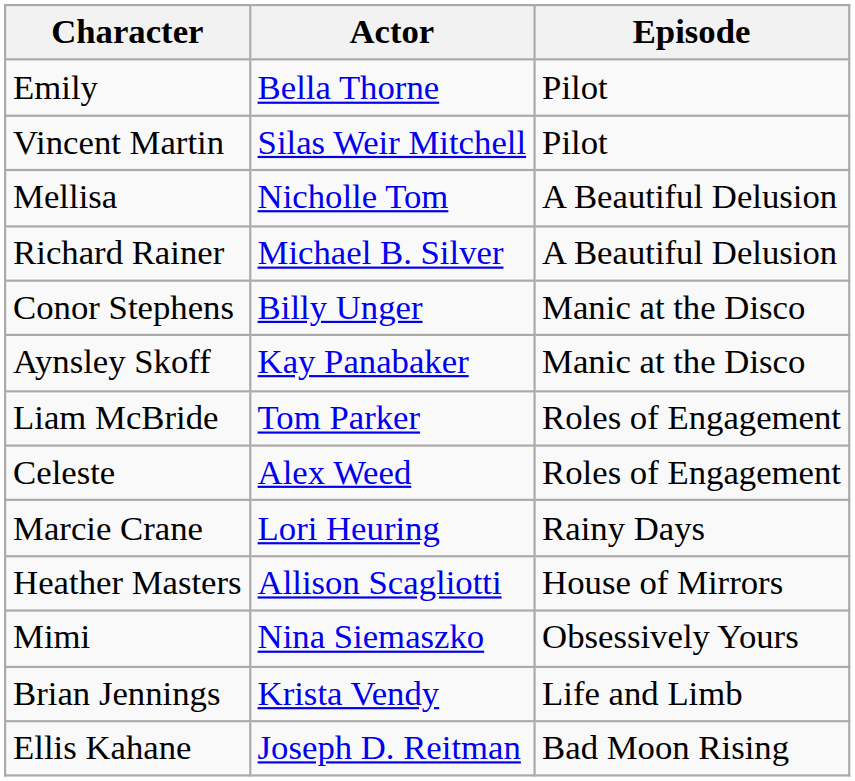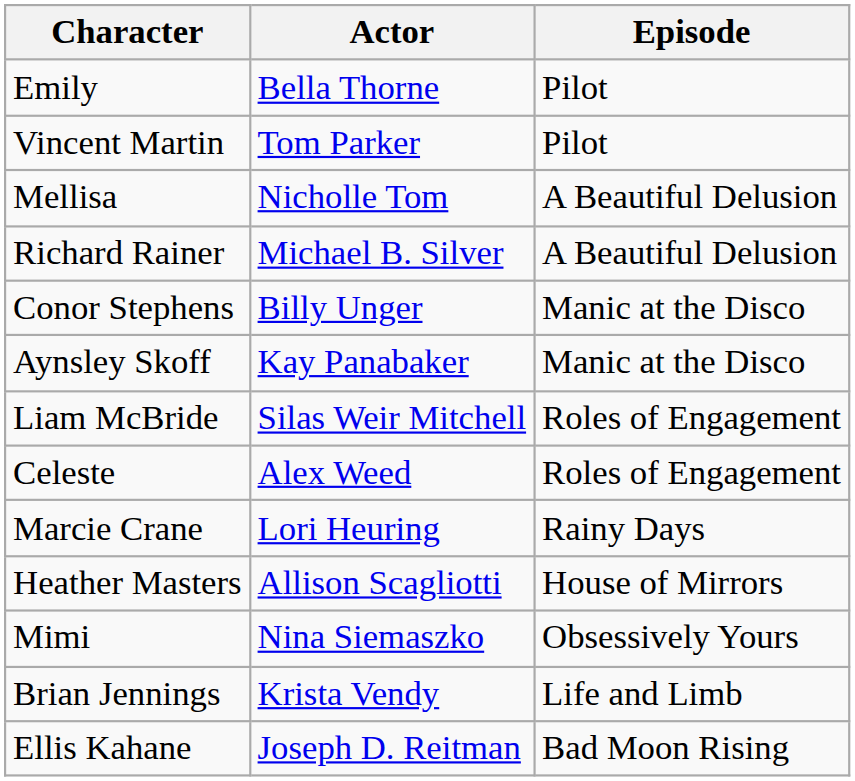(392, 142) Silas Weir Mitchell -> (339, 142) Tom Parker
(339, 417) Tom Parker -> (392, 417) Silas Weir Mitchell
